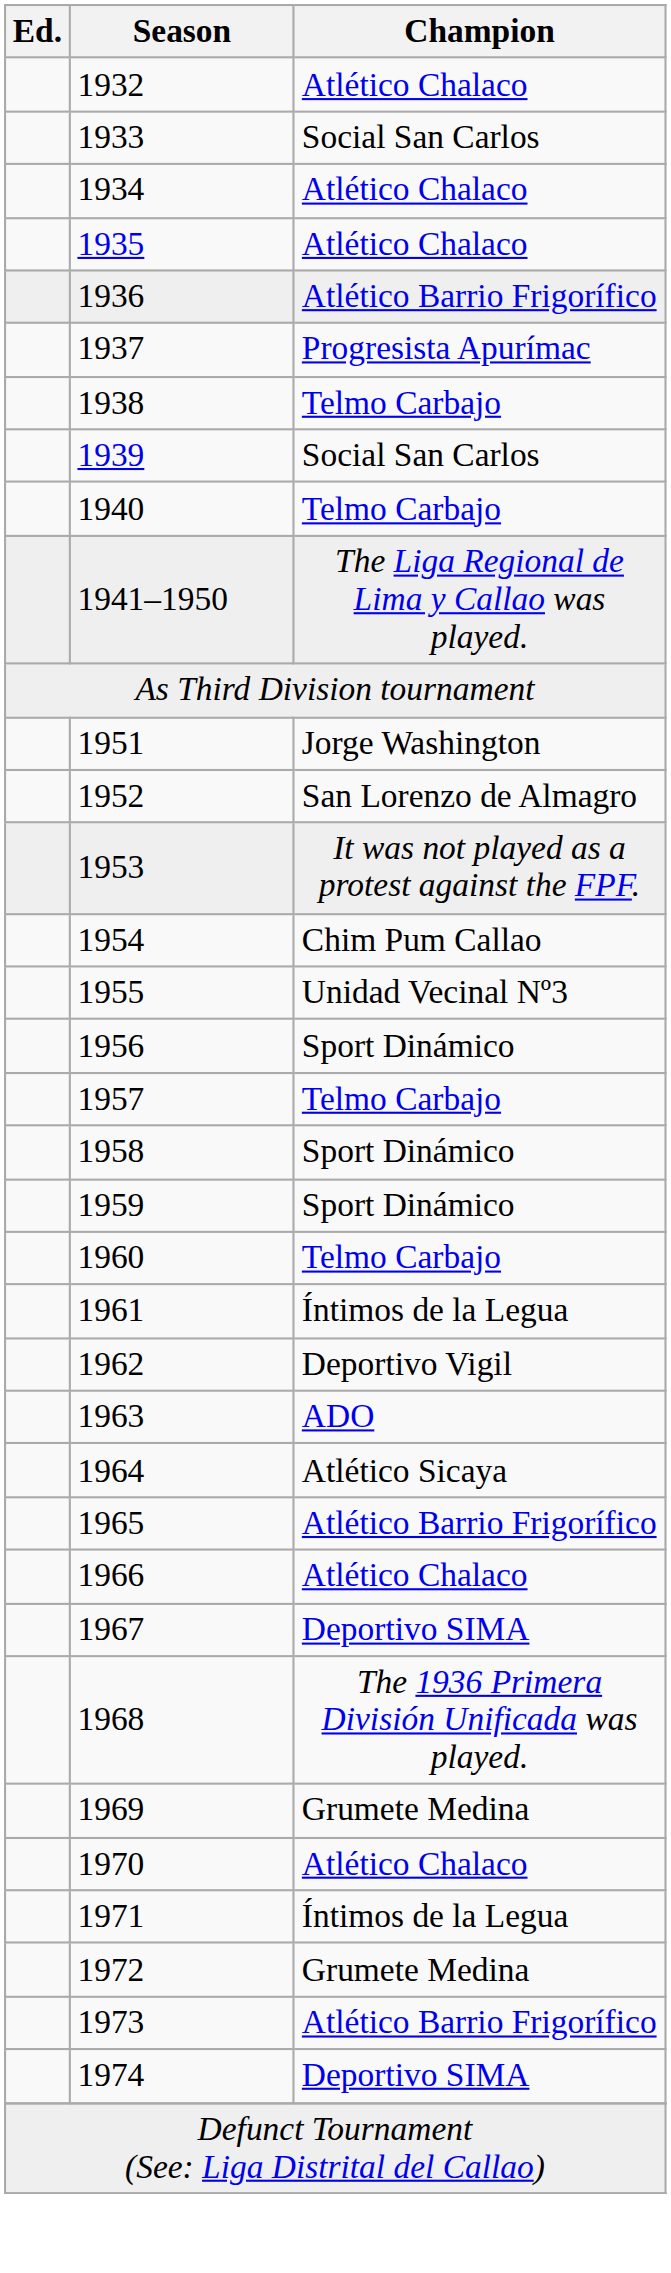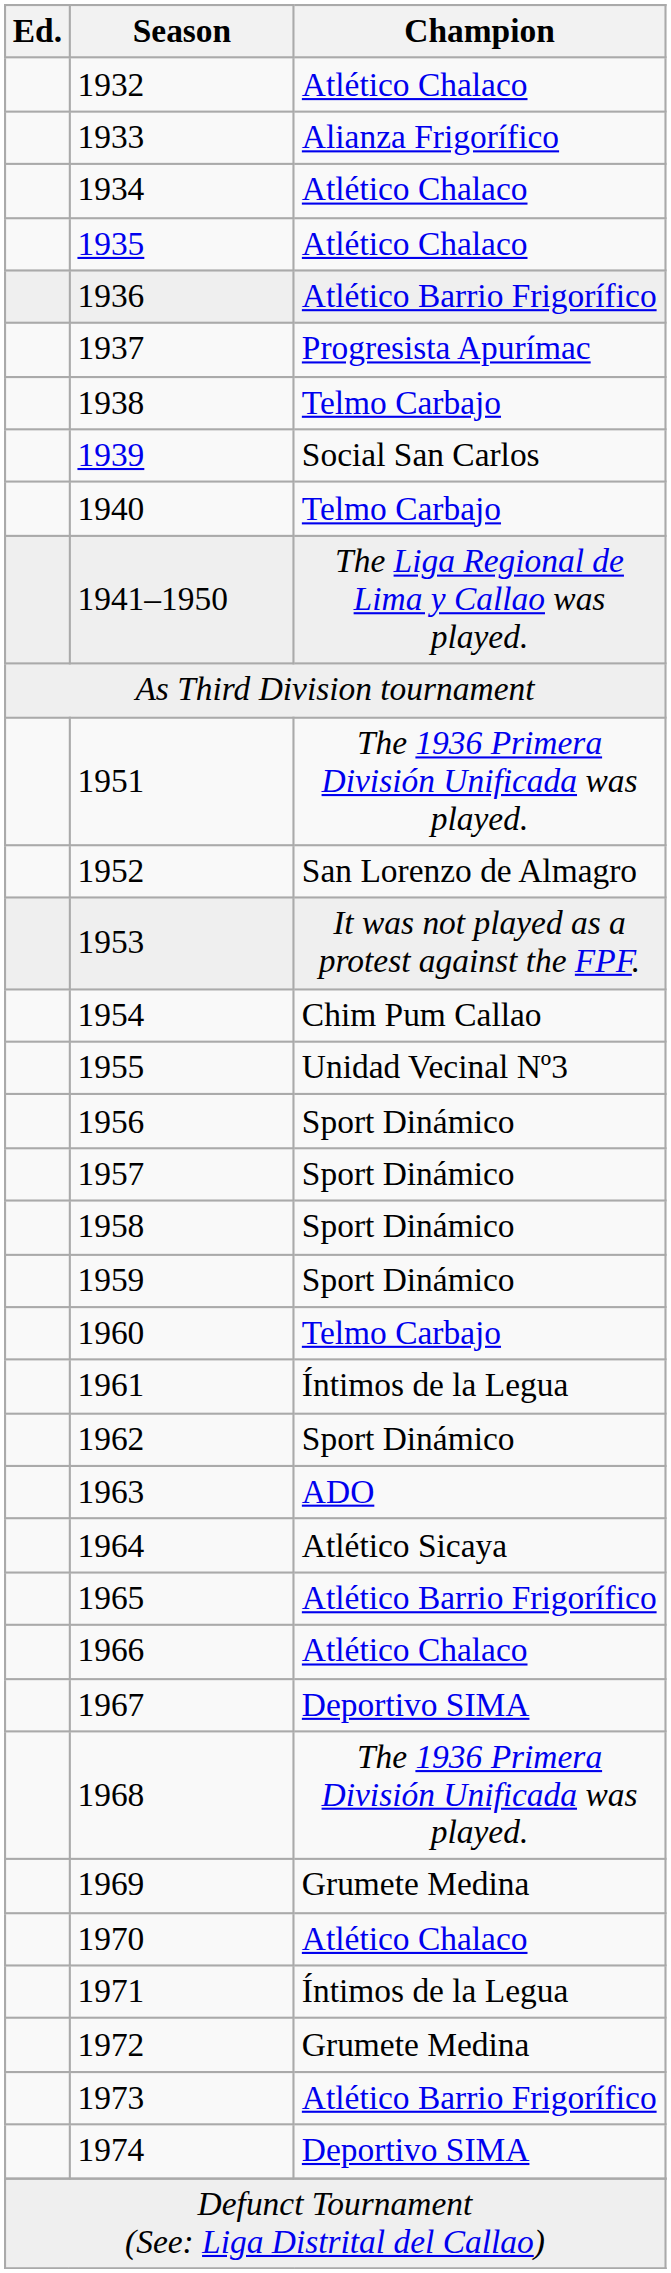(421, 137) Social San Carlos -> (430, 137) Alianza Frigorífico
(421, 742) Jorge Washington -> (480, 780) The 1936 Primera División Unificada was played.
(401, 1098) Telmo Carbajo -> (408, 1173) Sport Dinámico
(407, 1363) Deportivo Vigil -> (408, 1438) Sport Dinámico
